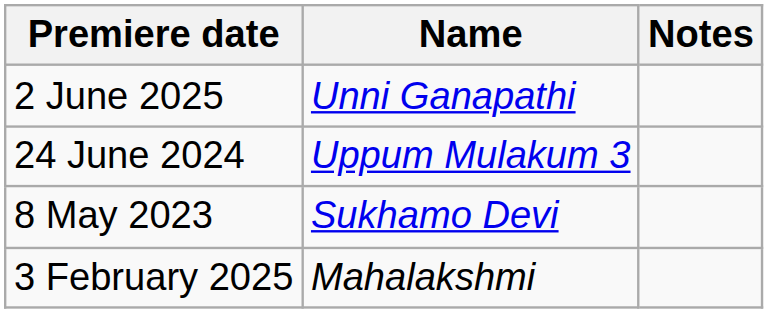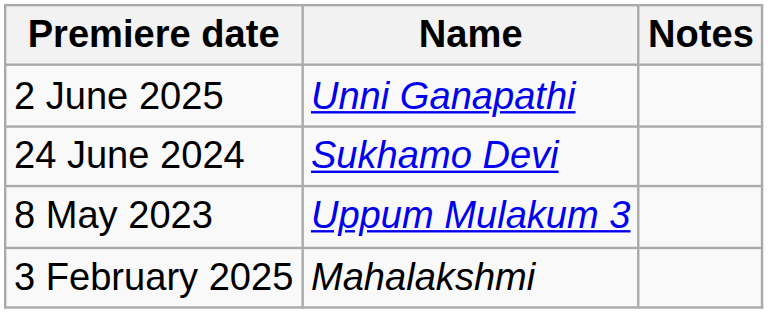(471, 155) Uppum Mulakum 3 -> (435, 155) Sukhamo Devi
(435, 215) Sukhamo Devi -> (471, 215) Uppum Mulakum 3
